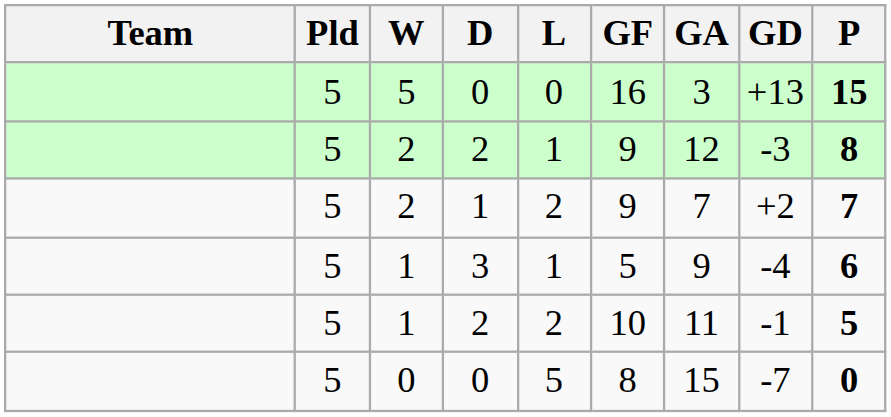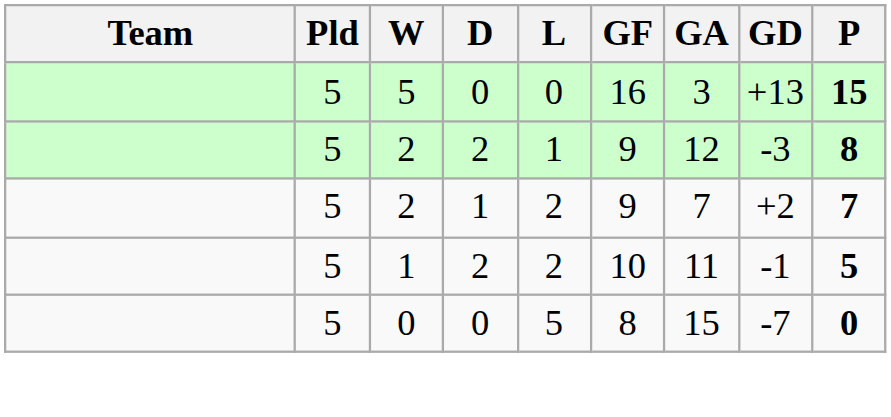- row: (406, 264)
